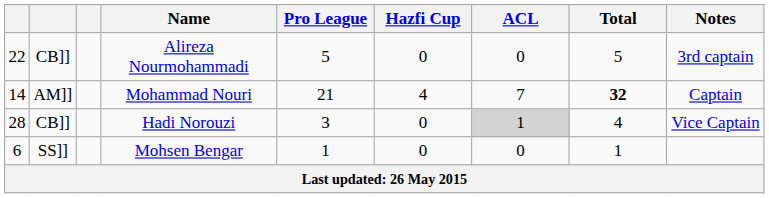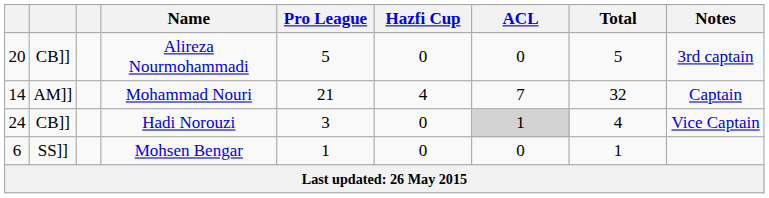(17, 56) 22 -> (17, 56) 20
(618, 95) bold -> (618, 95) normal
(17, 123) 28 -> (17, 123) 24
